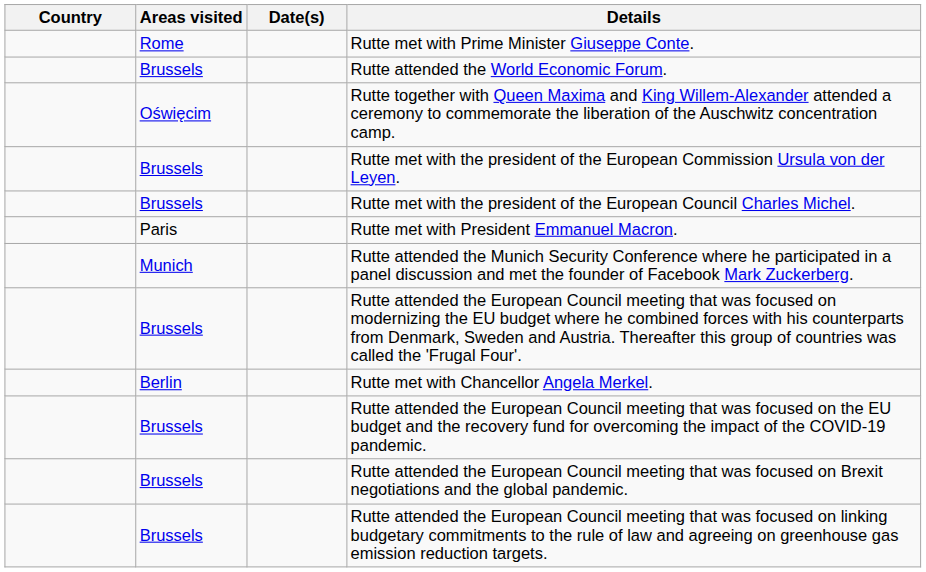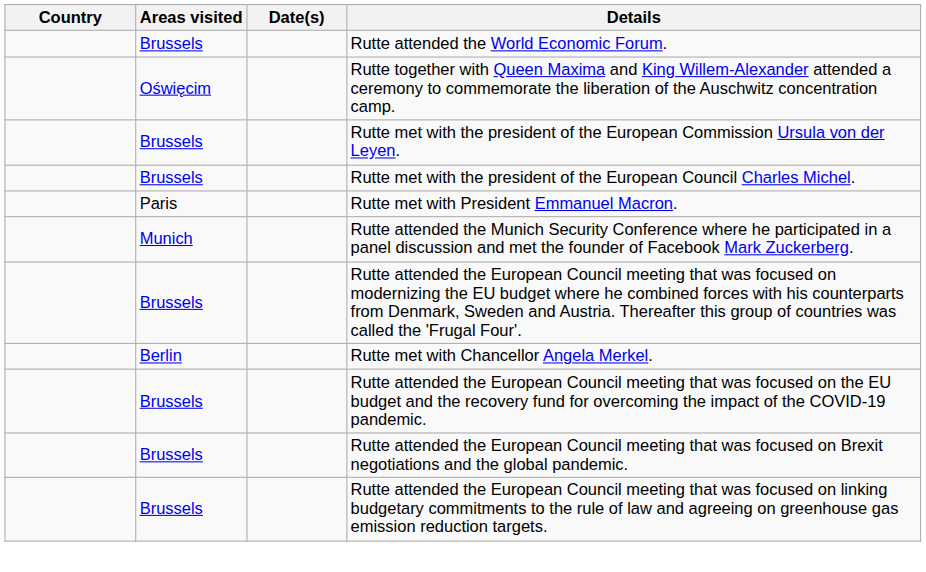- row: (522, 43)
